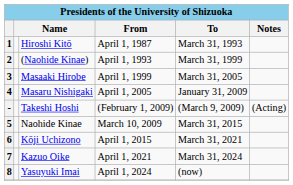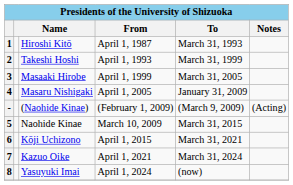(55, 60) (Naohide Kinae) -> (50, 60) Takeshi Hoshi
(50, 108) Takeshi Hoshi -> (55, 108) (Naohide Kinae)
